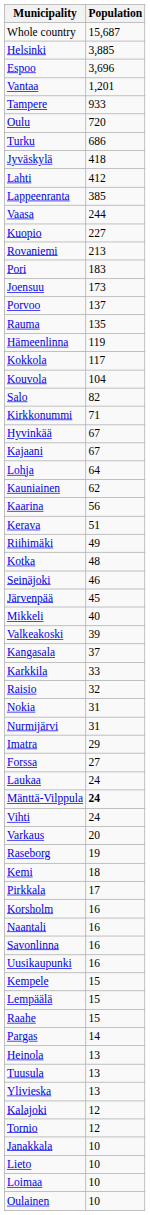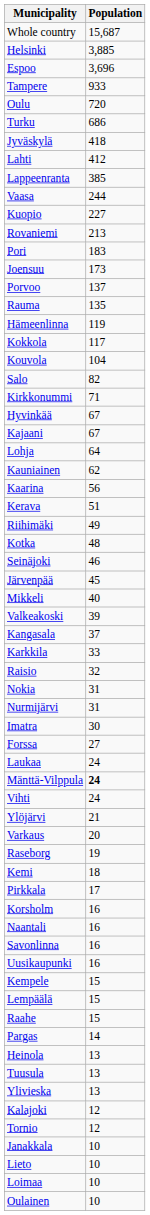- row: (23, 86)
(94, 744) 29 -> (94, 726) 30
+ row: (26, 817)
